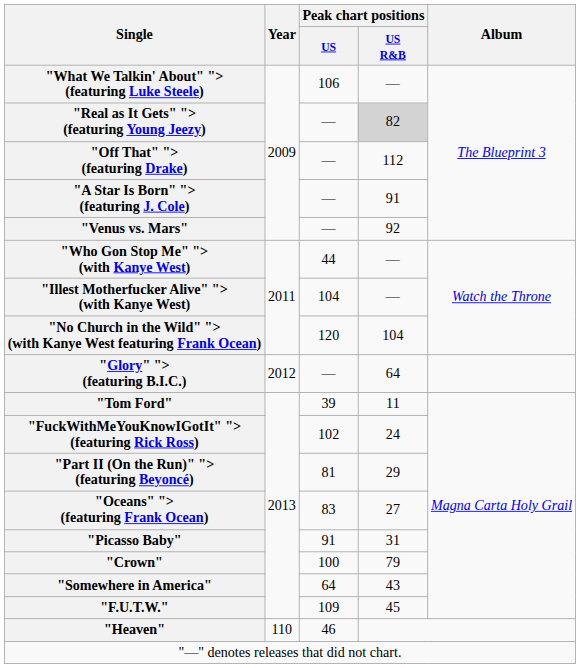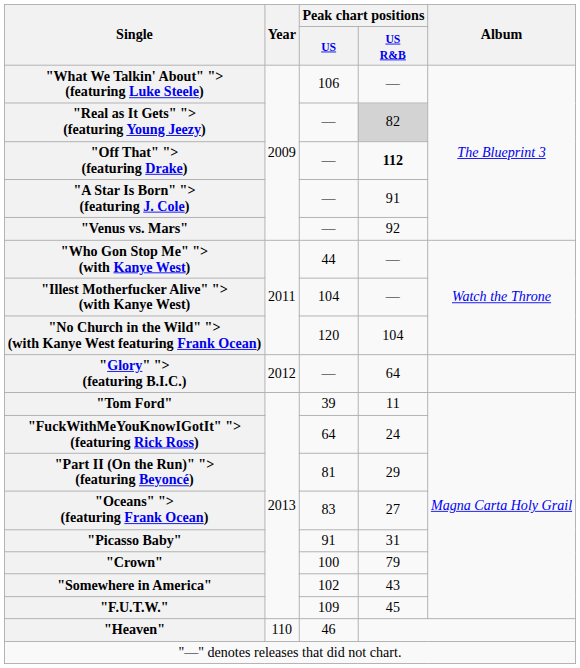(393, 160) normal -> (393, 160) bold
(329, 434) 102 -> (329, 434) 64
(329, 585) 64 -> (329, 585) 102
